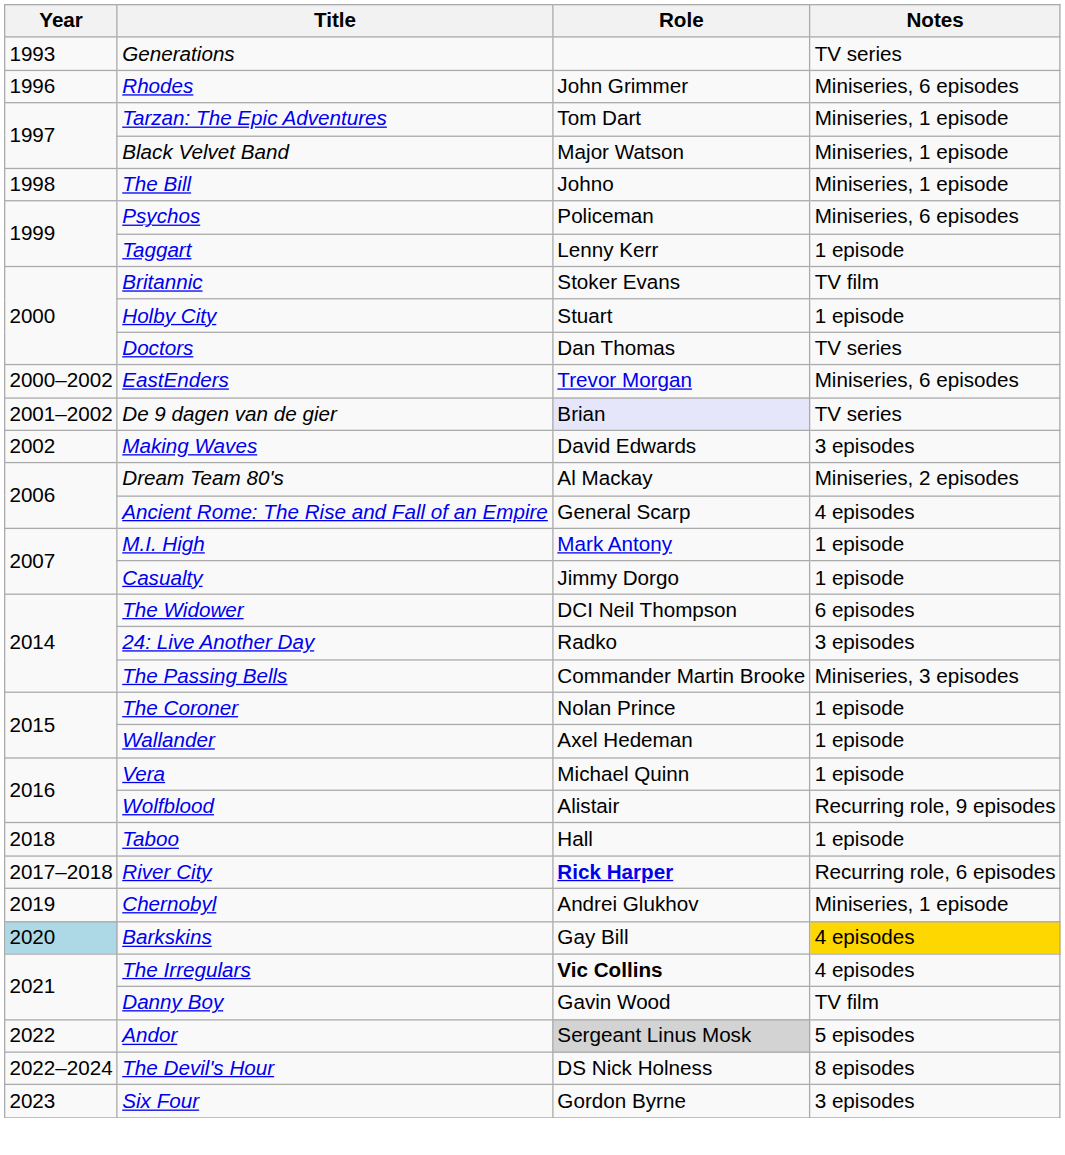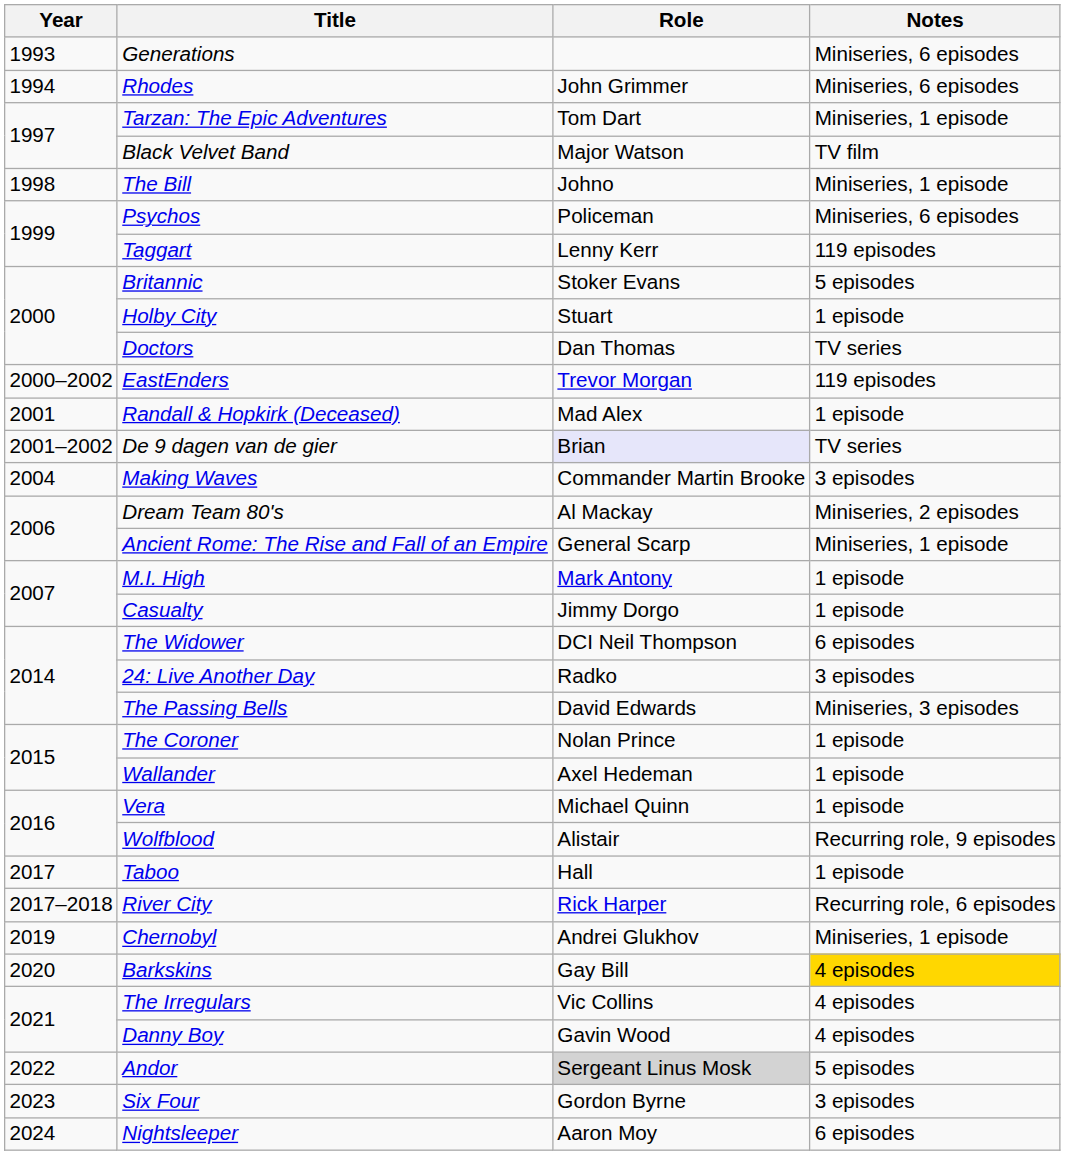(858, 53) TV series -> (917, 53) Miniseries, 6 episodes
(32, 86) 1996 -> (32, 86) 1994
(912, 151) Miniseries, 1 episode -> (847, 151) TV film
(859, 250) 1 episode -> (875, 250) 119 episodes
(847, 282) TV film -> (865, 282) 5 episodes
(917, 380) Miniseries, 6 episodes -> (875, 380) 119 episodes
+ row: (261, 413)
(32, 446) 2002 -> (32, 479) 2004
(627, 446) David Edwards -> (681, 479) Commander Martin Brooke
(865, 511) 4 episodes -> (912, 544) Miniseries, 1 episode
(681, 675) Commander Martin Brooke -> (627, 708) David Edwards
(32, 839) 2018 -> (32, 871) 2017
(615, 871) bold -> (612, 904) normal
(32, 937) lightblue background -> (32, 970) no background
(610, 970) bold -> (605, 1002) normal
(847, 1002) TV film -> (865, 1035) 4 episodes
- row: (198, 1068)
+ row: (180, 1133)
